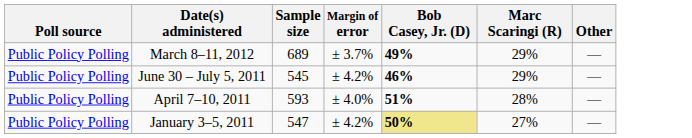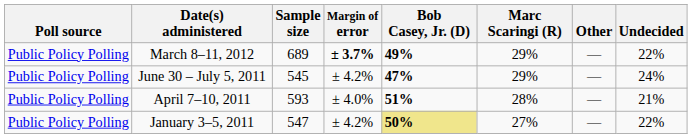+ column: (651, 31)
(353, 54) normal -> (353, 54) bold
(399, 76) 46% -> (399, 76) 47%
